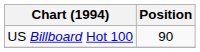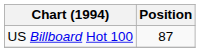(166, 36) 90 -> (166, 36) 87
